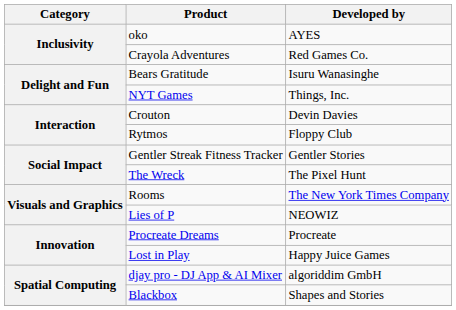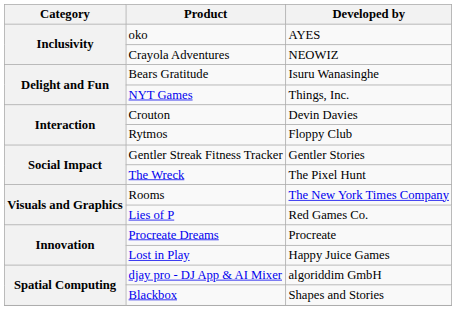(328, 54) Red Games Co. -> (313, 54) NEOWIZ
(313, 214) NEOWIZ -> (328, 214) Red Games Co.
